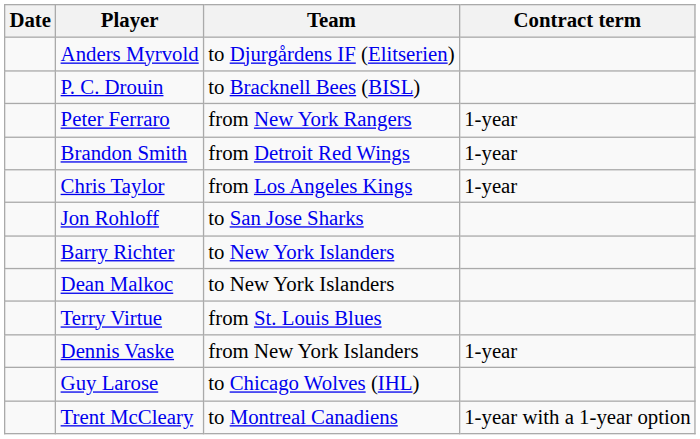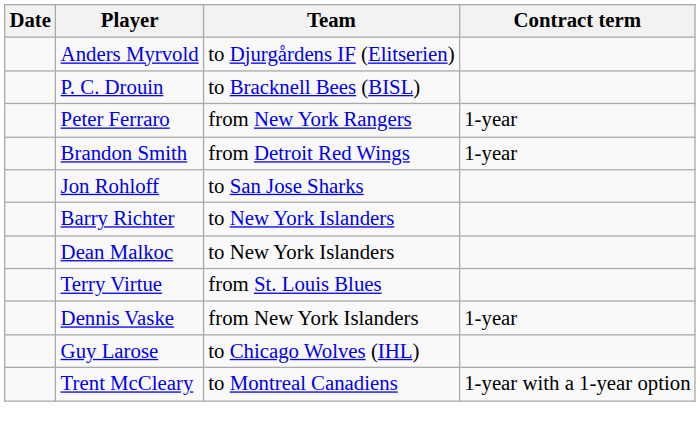- row: (113, 185)
